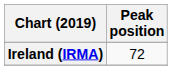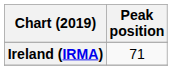(137, 53) 72 -> (137, 53) 71
